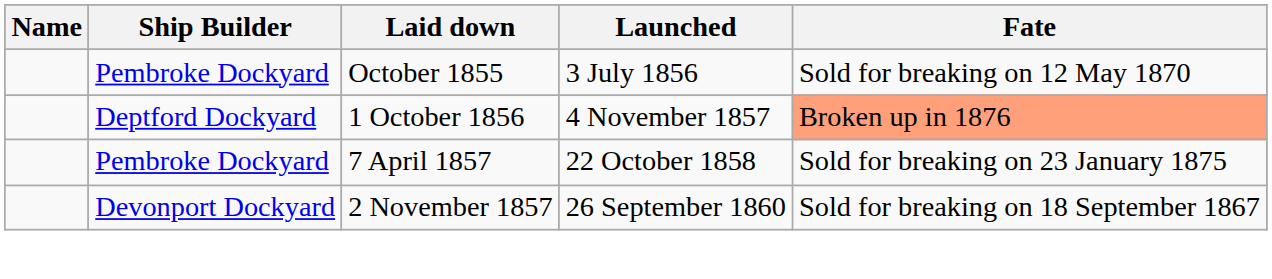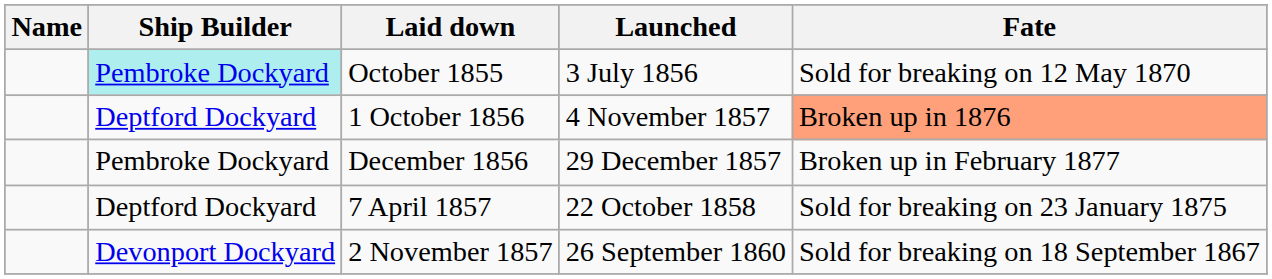(212, 71) no background -> (212, 71) paleturquoise background
+ row: (438, 161)
(212, 161) Pembroke Dockyard -> (206, 206) Deptford Dockyard
